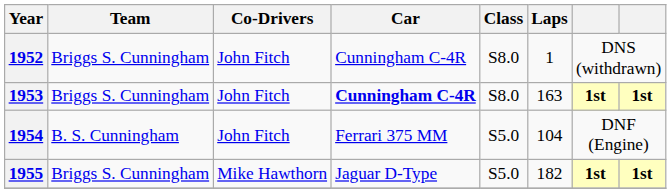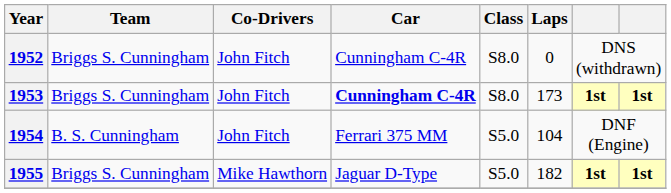(550, 57) 1 -> (550, 57) 0
(550, 96) 163 -> (550, 96) 173
